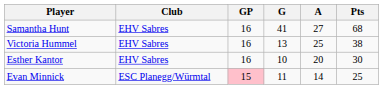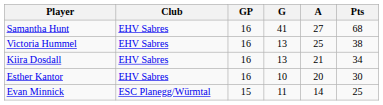+ row: (34, 60)
(246, 76) pink background -> (246, 92) no background
